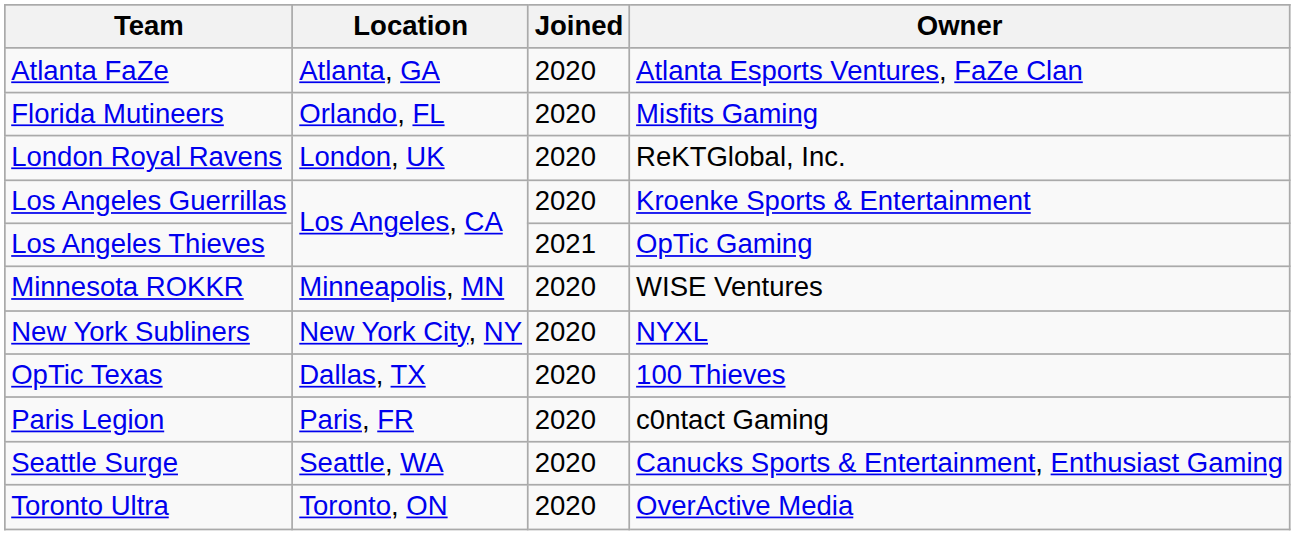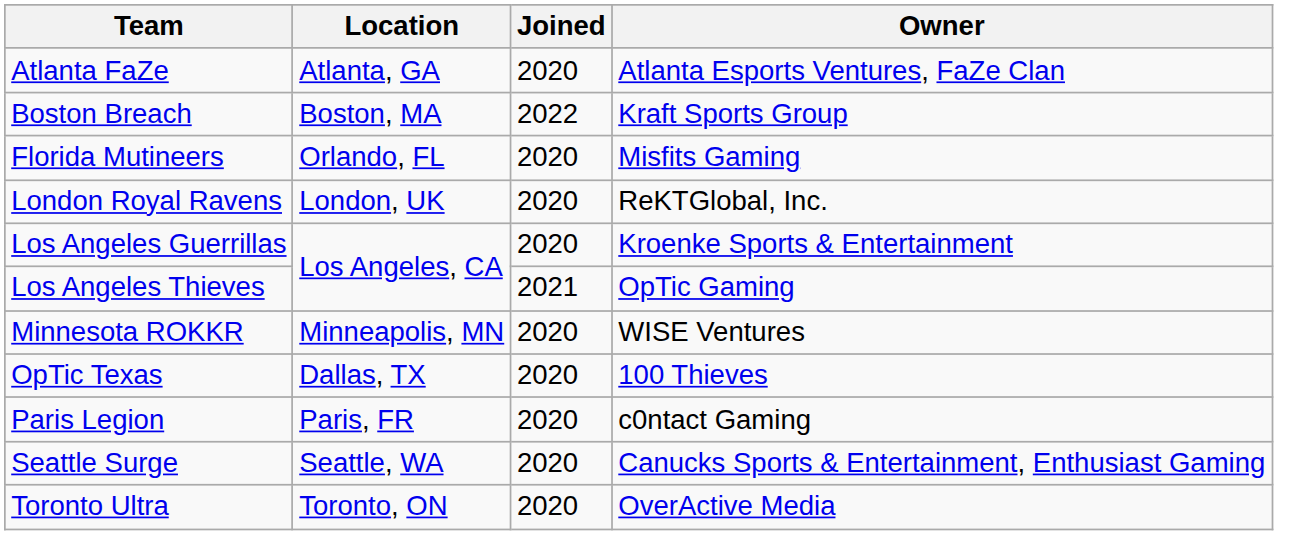+ row: (101, 113)
- row: (131, 331)
